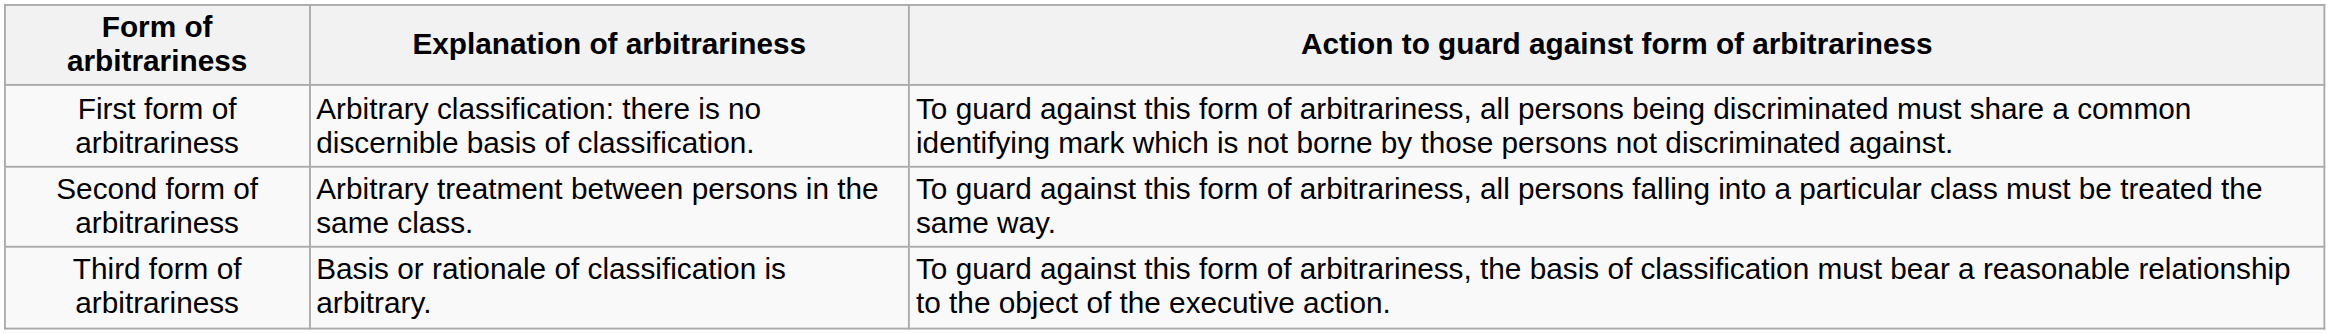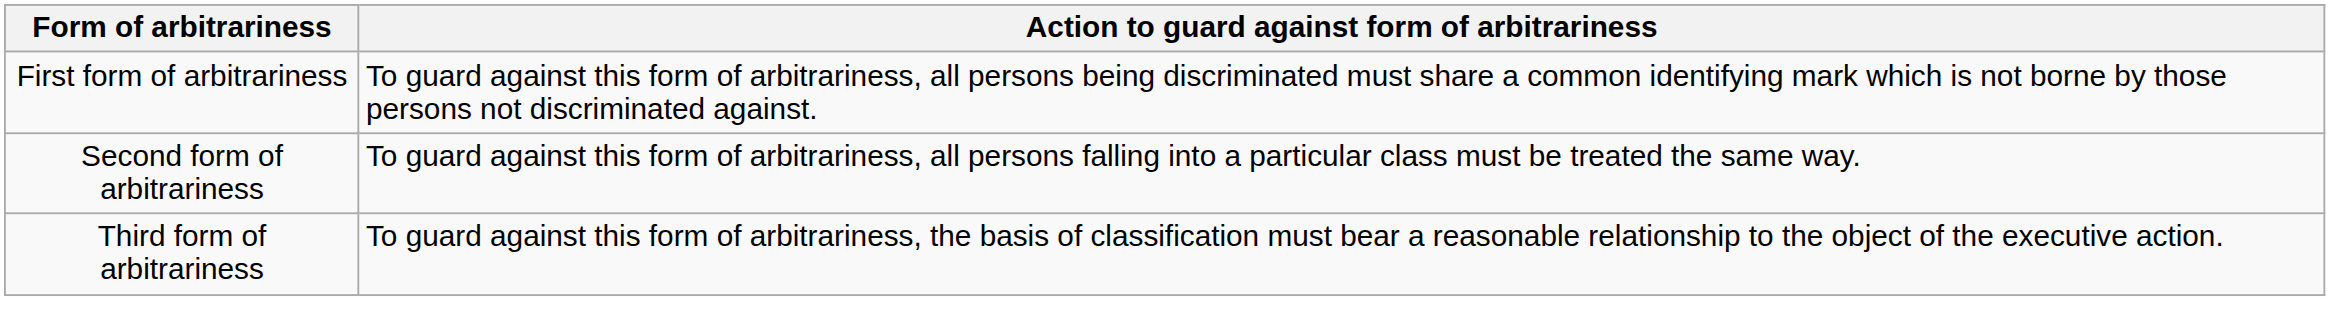- column: (609, 44)
